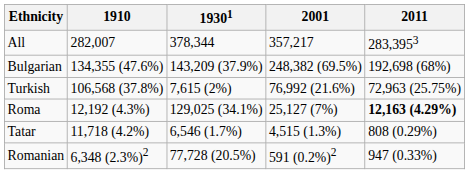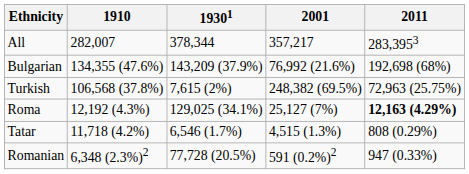(315, 66) 248,382 (69.5%) -> (312, 66) 76,992 (21.6%)
(312, 88) 76,992 (21.6%) -> (315, 88) 248,382 (69.5%)
